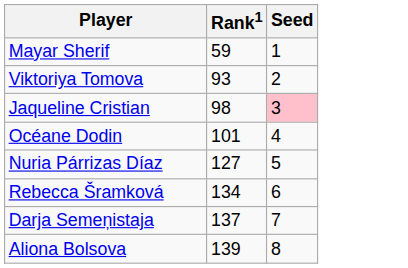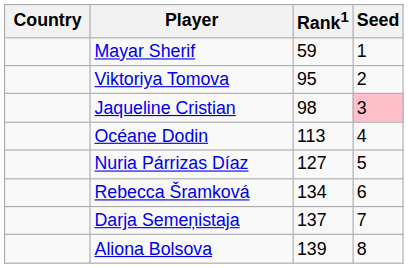+ column: (47, 20)
(221, 79) 93 -> (307, 79) 95
(226, 136) 101 -> (311, 136) 113
